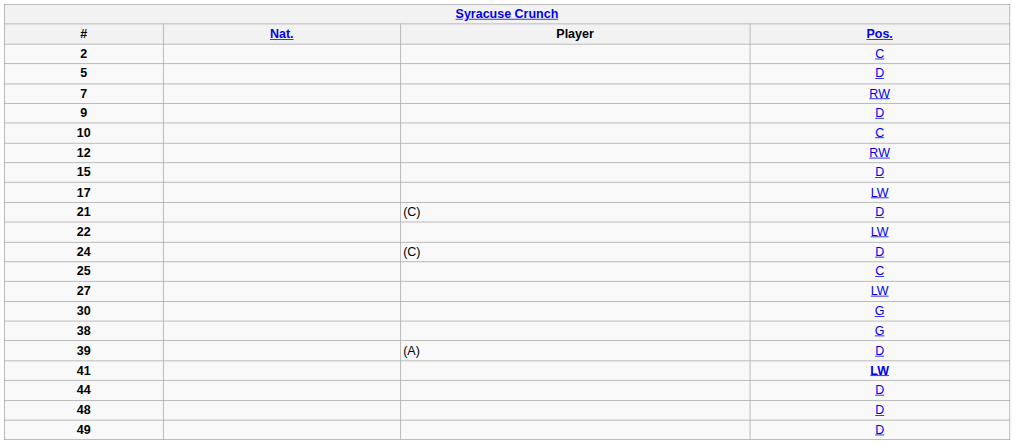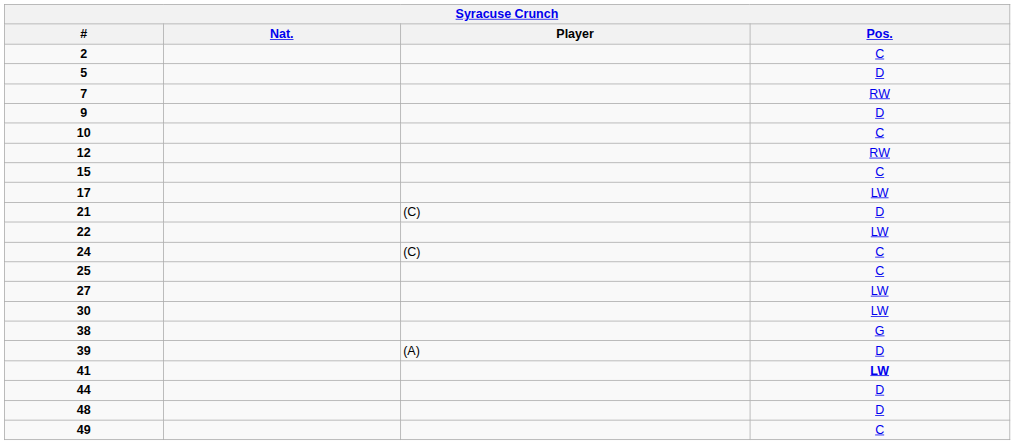(880, 172) D -> (880, 172) C
(880, 251) D -> (880, 251) C
(880, 311) G -> (880, 311) LW
(880, 430) D -> (880, 430) C
